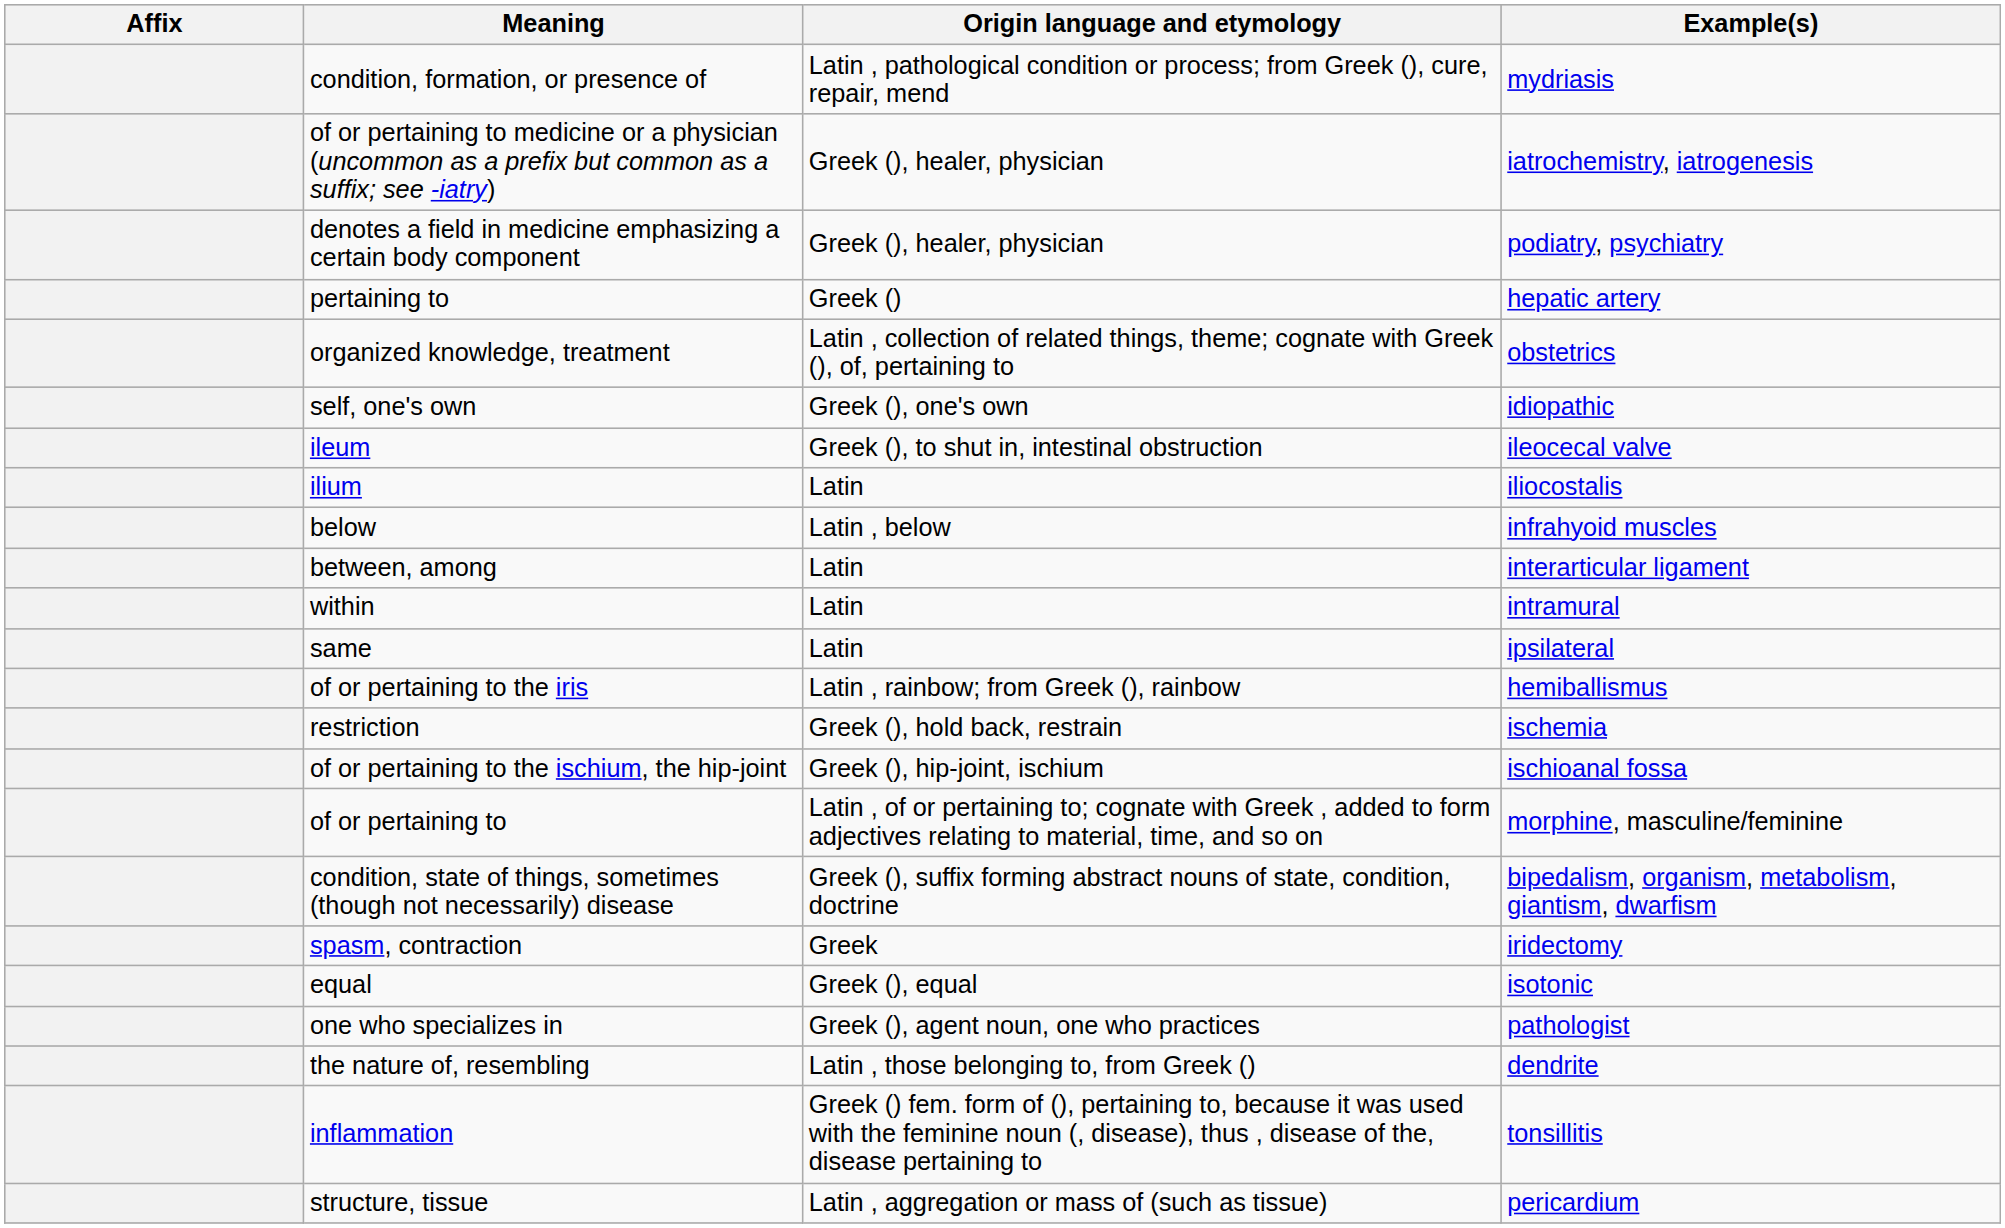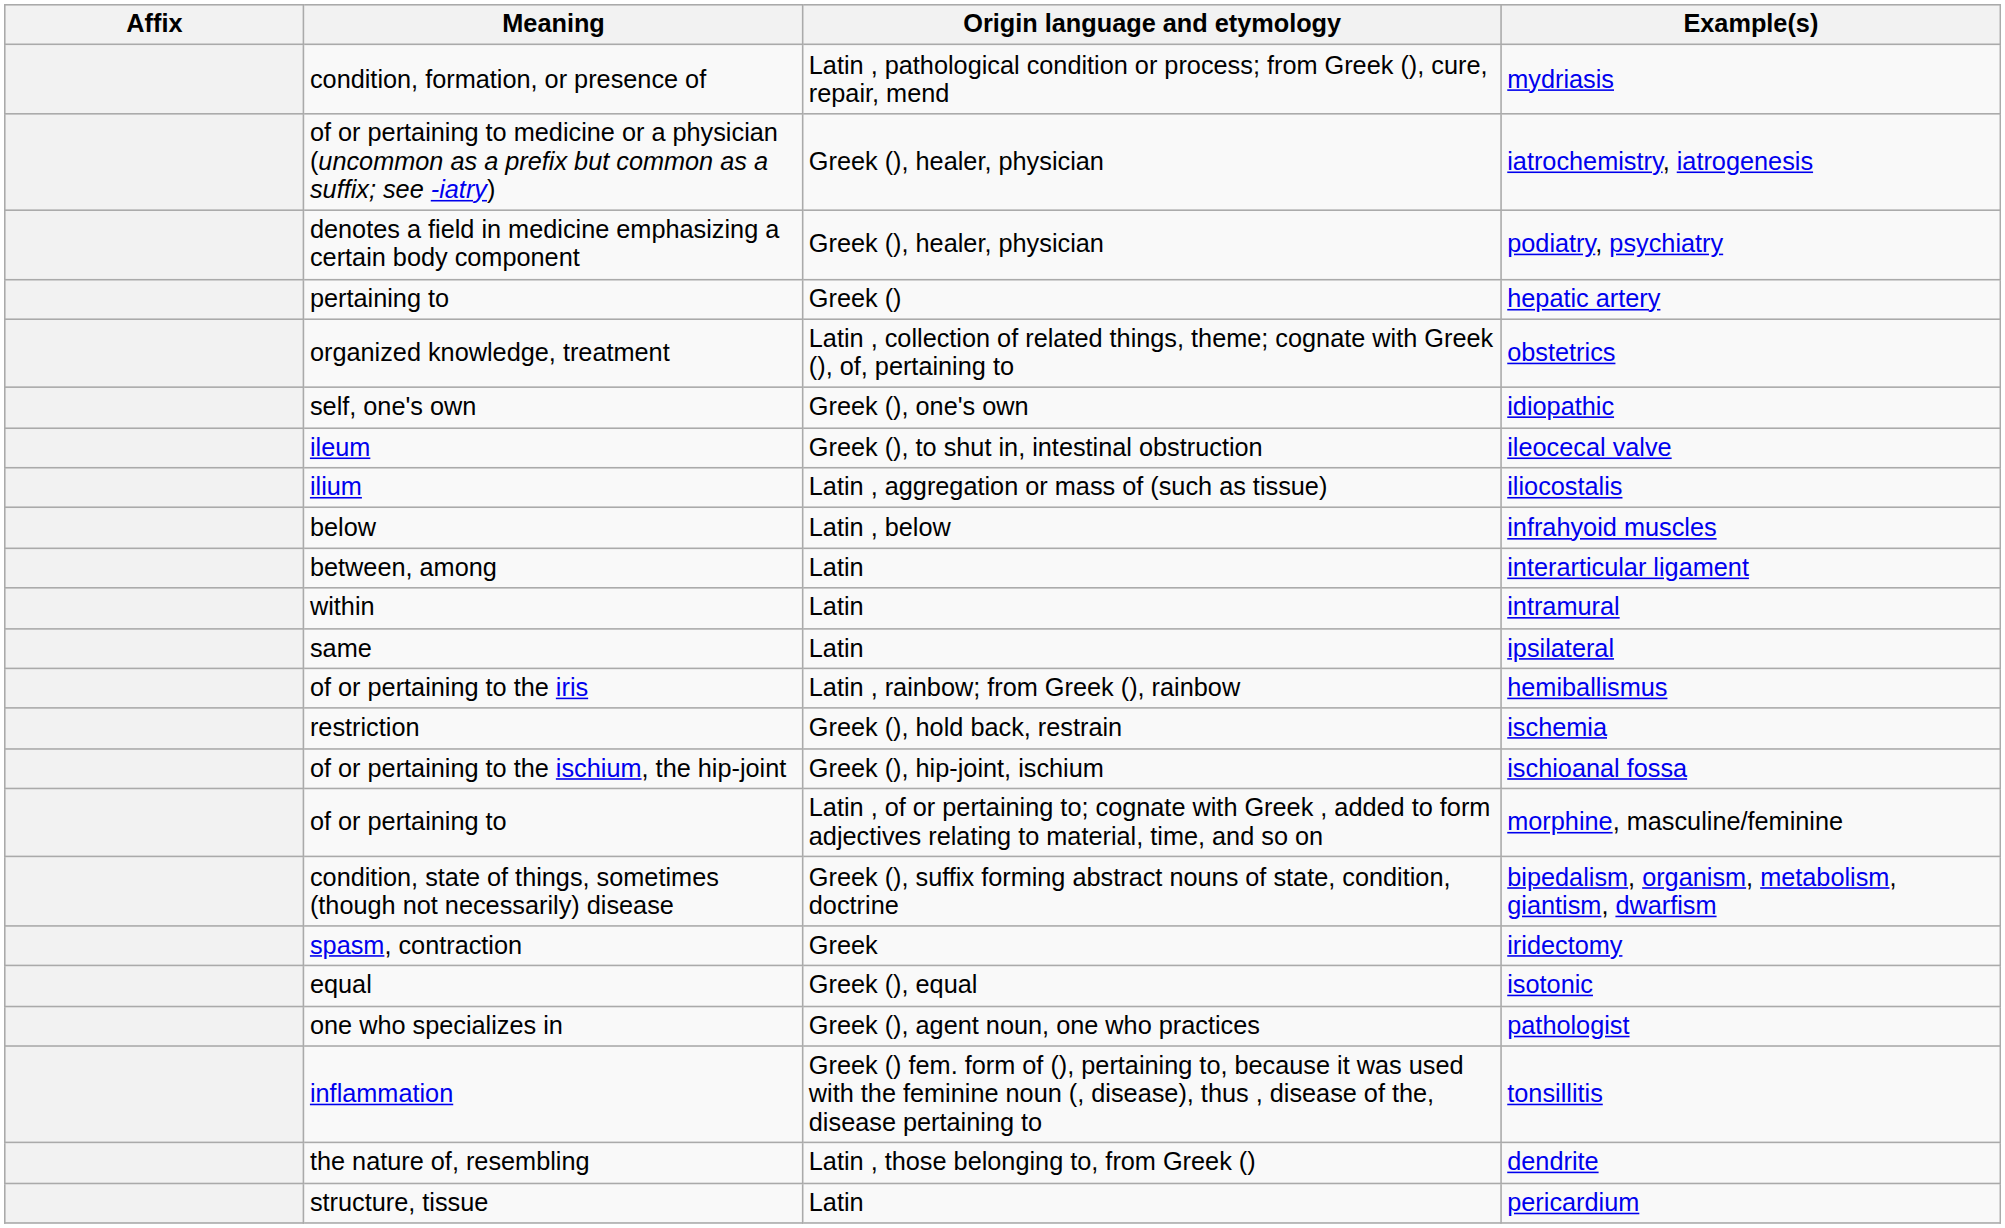(836, 487) Latin -> (1068, 487) Latin , aggregation or mass of (such as tissue)
rows swapped: (450, 1065) <-> (382, 1134)
(1068, 1202) Latin , aggregation or mass of (such as tissue) -> (836, 1202) Latin
